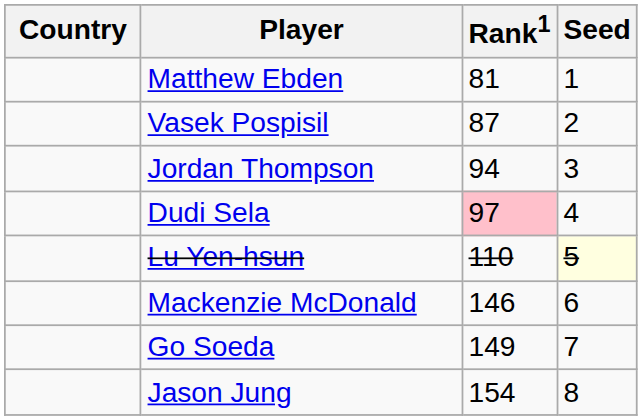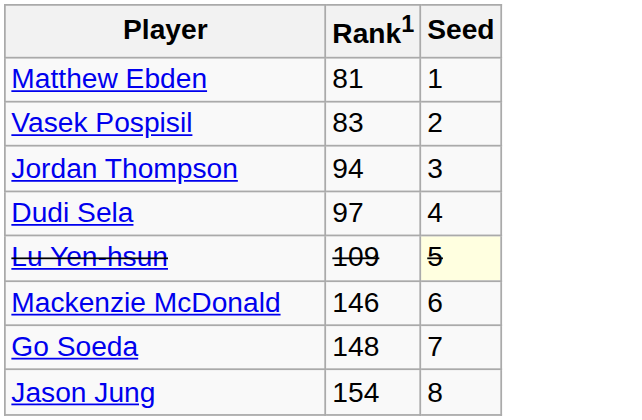- column: (73, 30)
(484, 123) 87 -> (348, 123) 83
(484, 213) pink background -> (348, 213) no background
(491, 257) 110 -> (356, 257) 109
(492, 347) 149 -> (356, 347) 148
